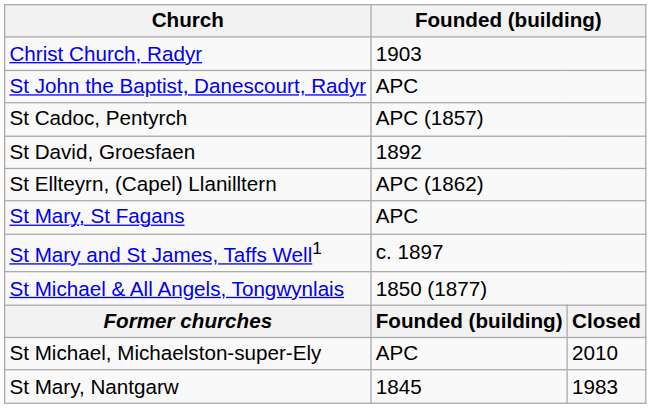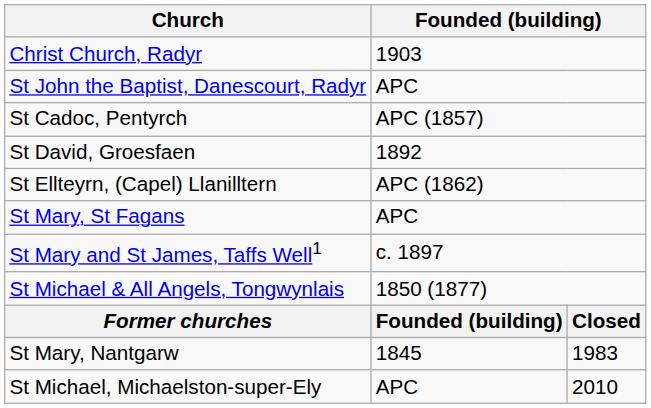rows swapped: (165, 353) <-> (94, 386)
